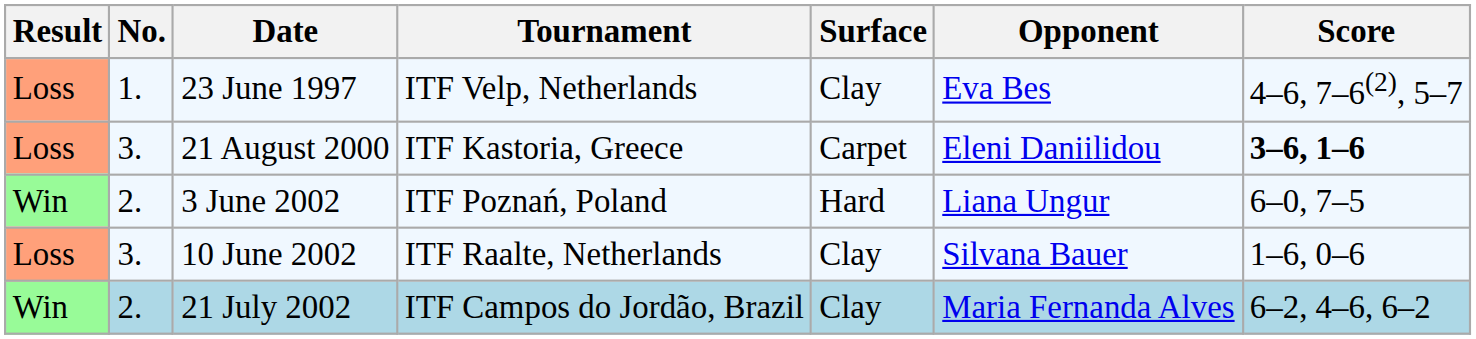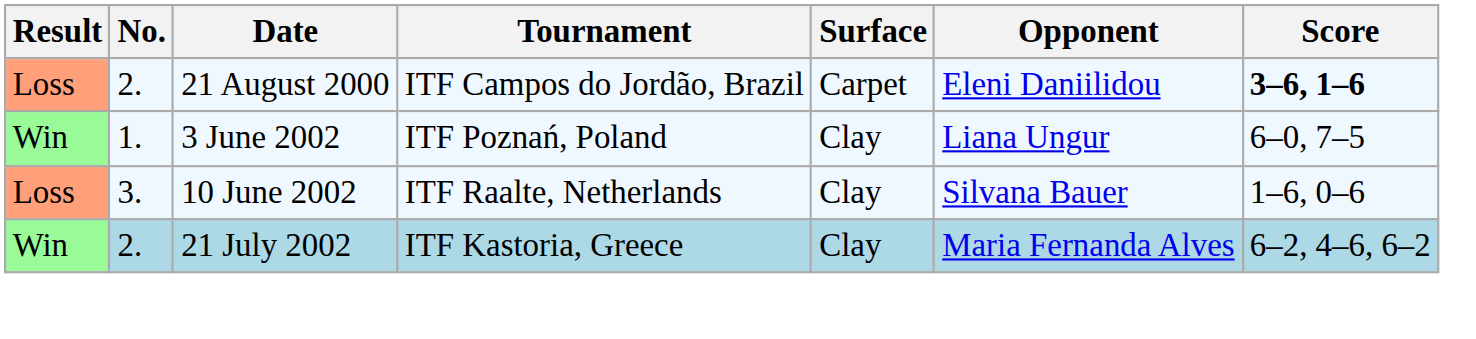- row: (269, 88)
(130, 146) 3. -> (130, 84) 2.
(544, 146) ITF Kastoria, Greece -> (604, 84) ITF Campos do Jordão, Brazil
(130, 199) 2. -> (130, 137) 1.
(852, 199) Hard -> (850, 137) Clay
(604, 306) ITF Campos do Jordão, Brazil -> (544, 244) ITF Kastoria, Greece
